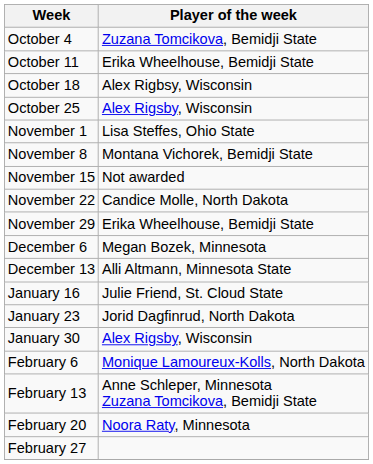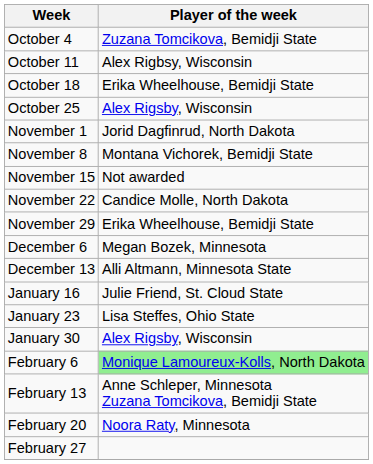(208, 62) Erika Wheelhouse, Bemidji State -> (177, 62) Alex Rigbsy, Wisconsin
(177, 85) Alex Rigbsy, Wisconsin -> (208, 85) Erika Wheelhouse, Bemidji State
(178, 131) Lisa Steffes, Ohio State -> (198, 131) Jorid Dagfinrud, North Dakota
(198, 316) Jorid Dagfinrud, North Dakota -> (178, 316) Lisa Steffes, Ohio State
(233, 362) no background -> (233, 362) lightgreen background
